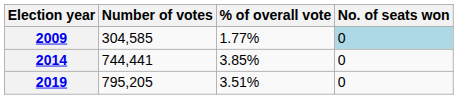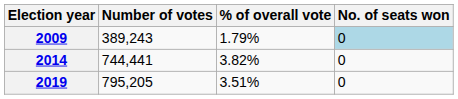(127, 37) 304,585 -> (127, 37) 389,243
(239, 37) 1.77% -> (239, 37) 1.79%
(239, 60) 3.85% -> (239, 60) 3.82%
